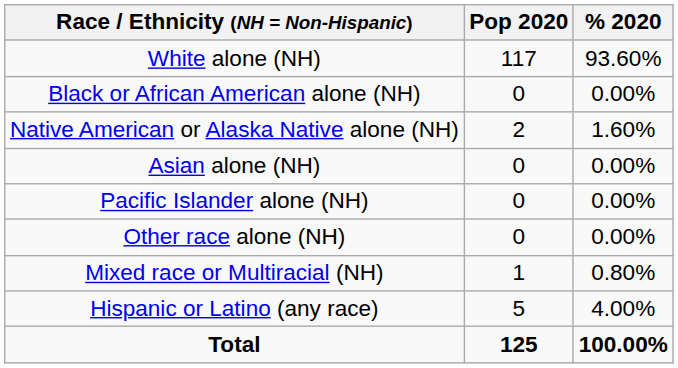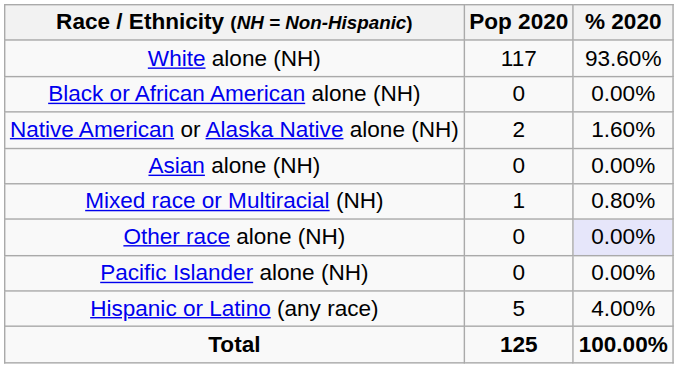rows swapped: (234, 201) <-> (234, 272)
(623, 237) no background -> (623, 237) lavender background
